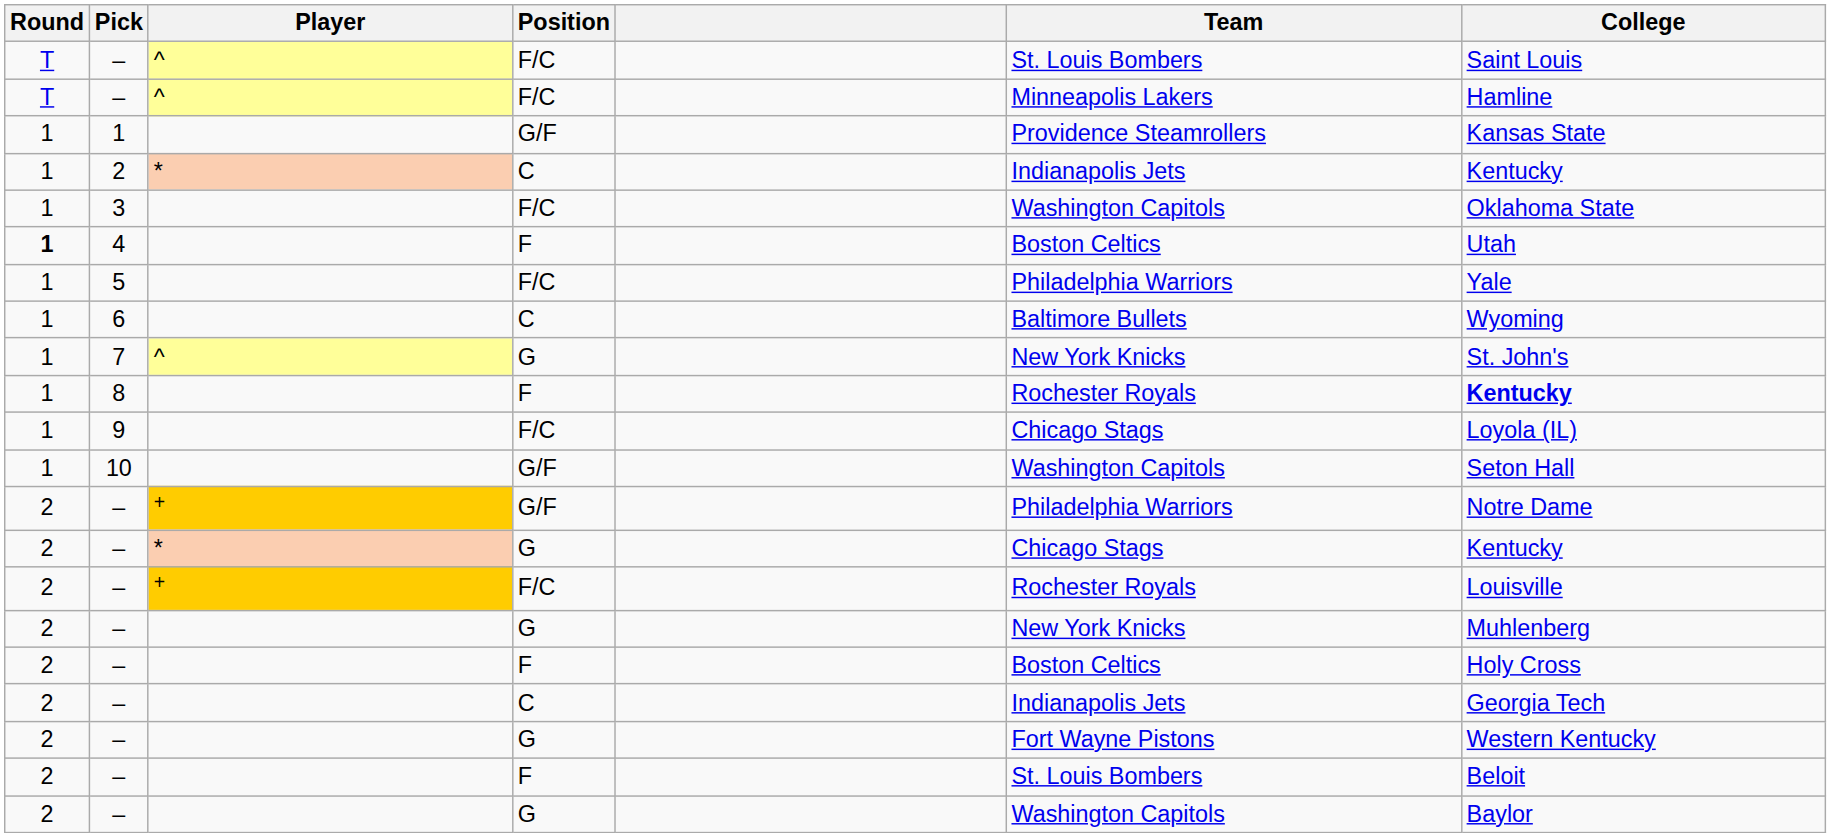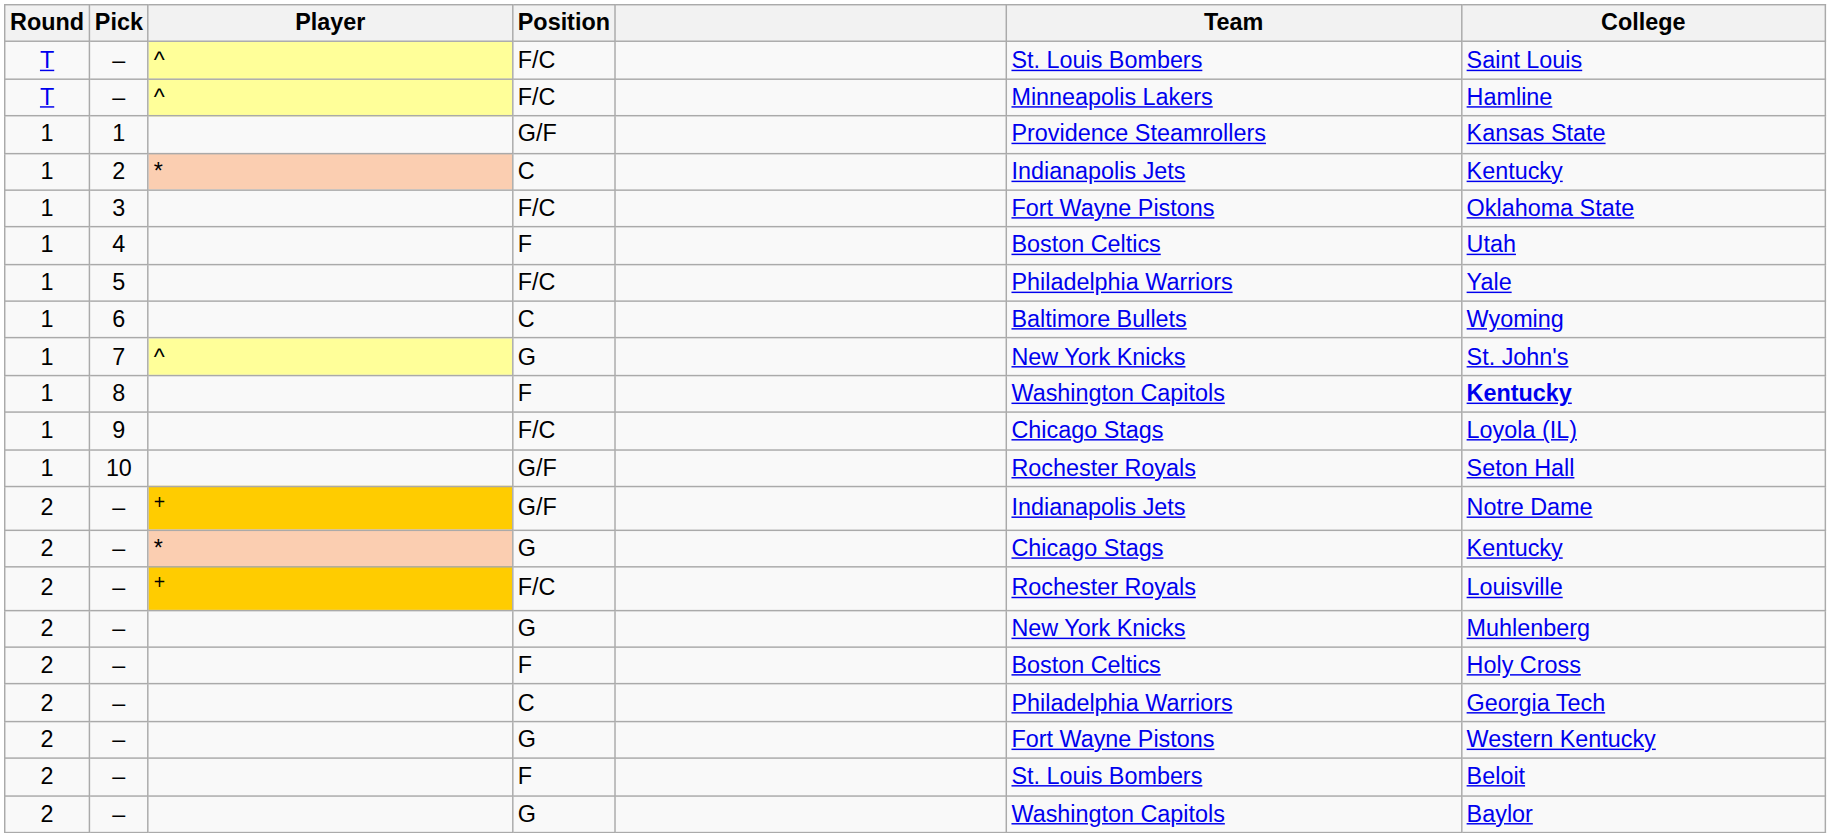(1118, 208) Washington Capitols -> (1113, 208) Fort Wayne Pistons
(47, 245) bold -> (47, 245) normal
(1104, 393) Rochester Royals -> (1118, 393) Washington Capitols
(1118, 467) Washington Capitols -> (1104, 467) Rochester Royals
(1122, 507) Philadelphia Warriors -> (1098, 507) Indianapolis Jets
(1098, 702) Indianapolis Jets -> (1122, 702) Philadelphia Warriors
